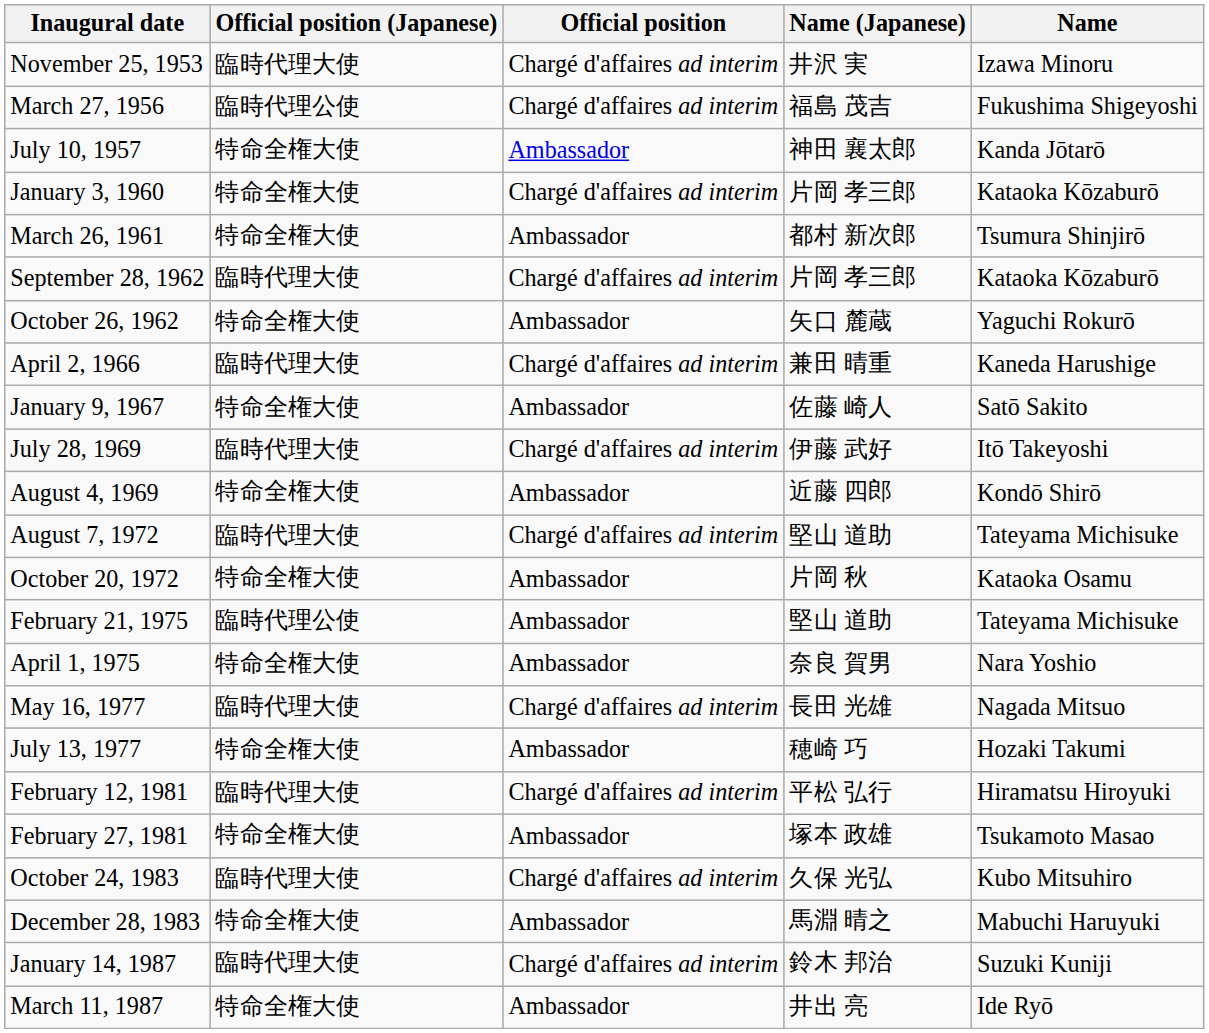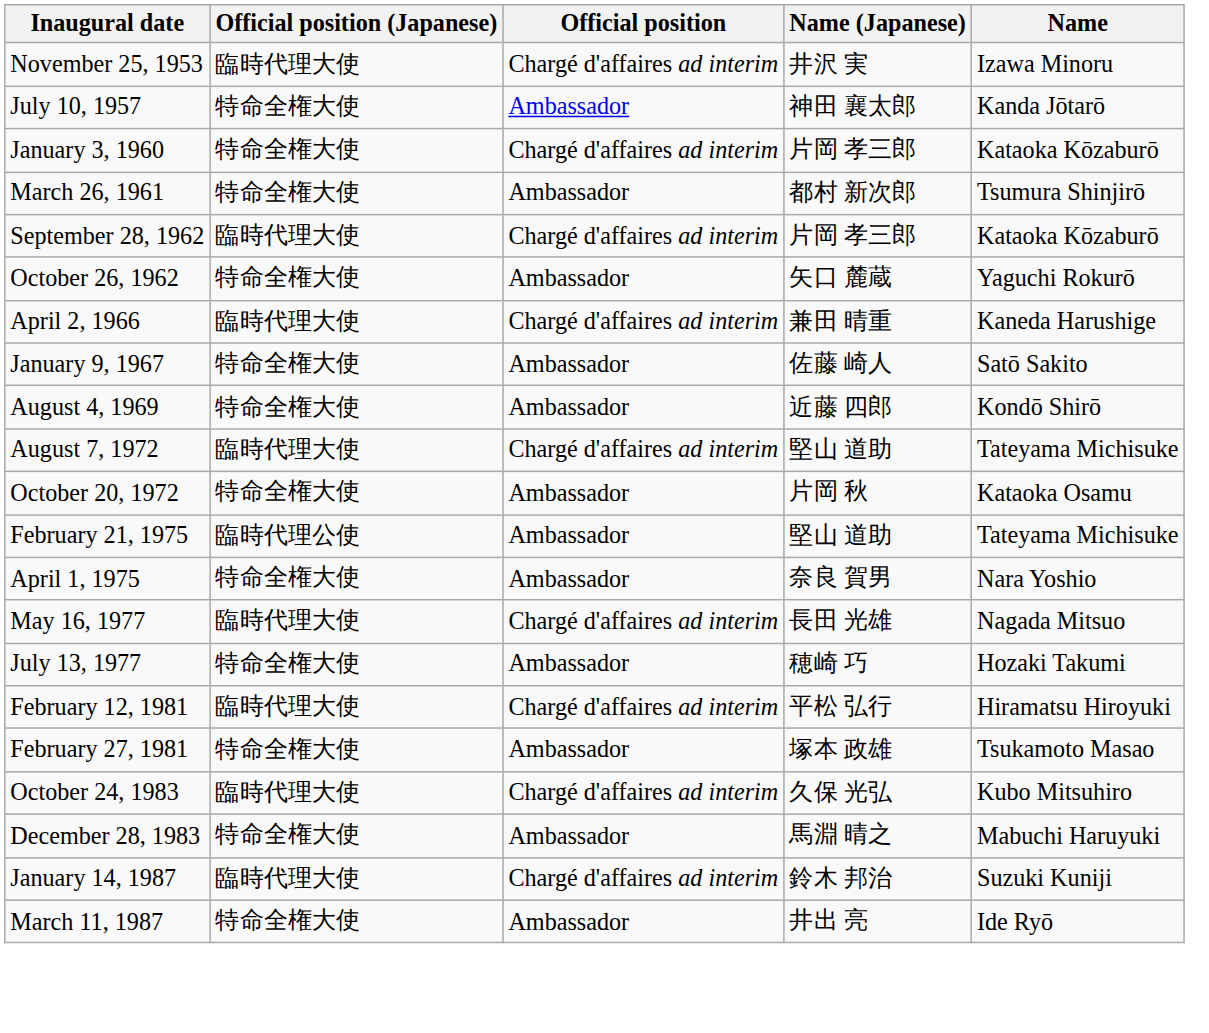- row: (87, 107)
- row: (76, 449)
